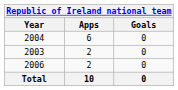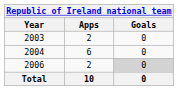rows swapped: (34, 52) <-> (34, 38)
(144, 65) no background -> (144, 65) lightgrey background
